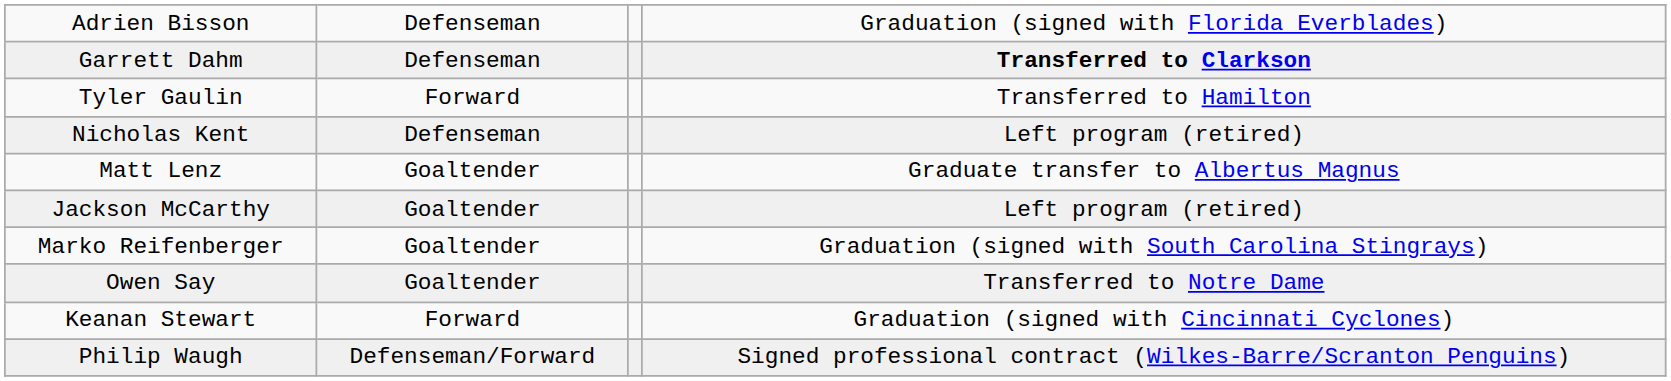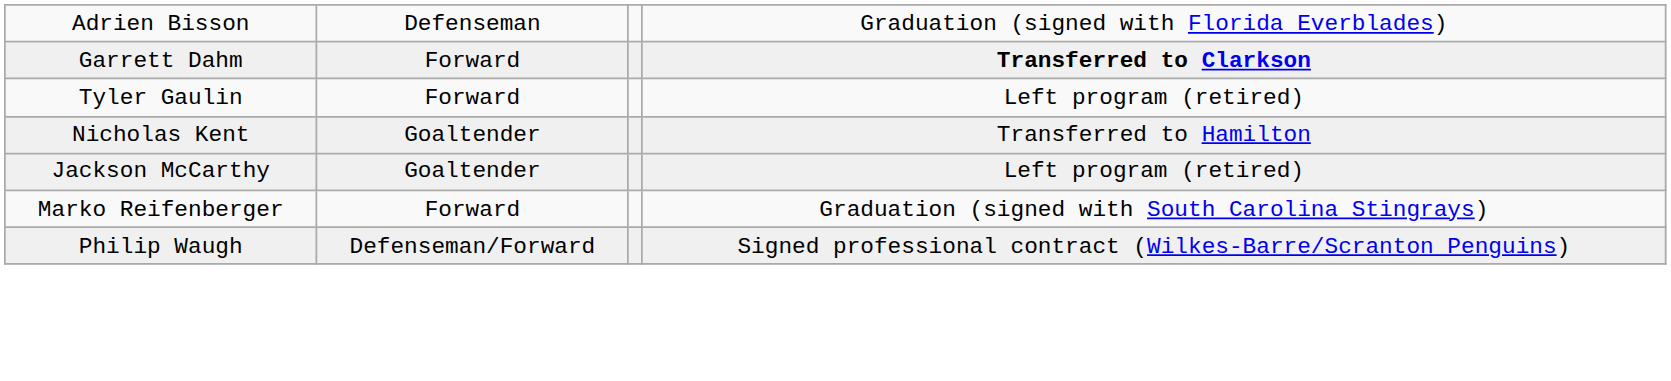(472, 60) Defenseman -> (472, 60) Forward
(1154, 98) Transferred to Hamilton -> (1154, 98) Left program (retired)
(472, 135) Defenseman -> (472, 135) Goaltender
(1154, 135) Left program (retired) -> (1154, 135) Transferred to Hamilton
- row: (161, 172)
(472, 246) Goaltender -> (472, 209) Forward
- row: (161, 283)
- row: (161, 320)
